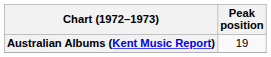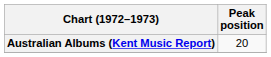(242, 43) 19 -> (242, 43) 20
